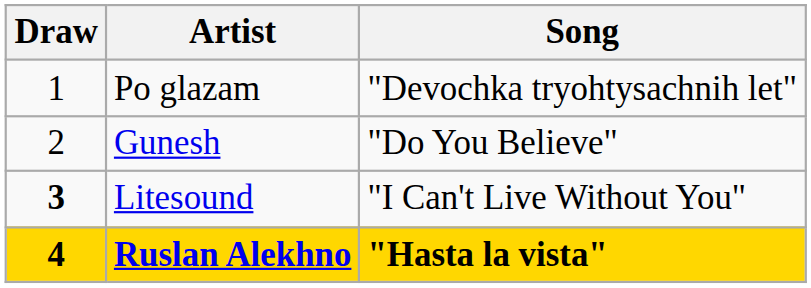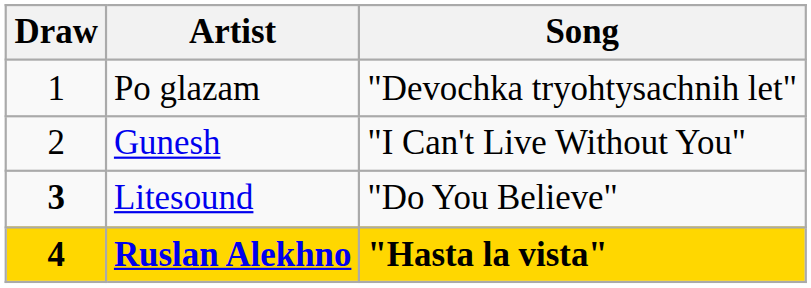(493, 142) "Do You Believe" -> (557, 142) "I Can't Live Without You"
(557, 198) "I Can't Live Without You" -> (493, 198) "Do You Believe"
